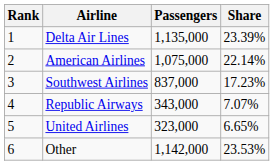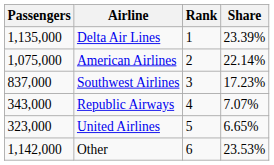columns swapped: (23, 15) <-> (186, 15)
